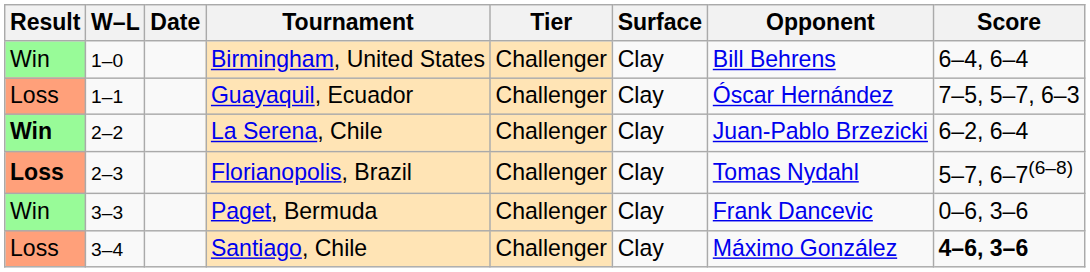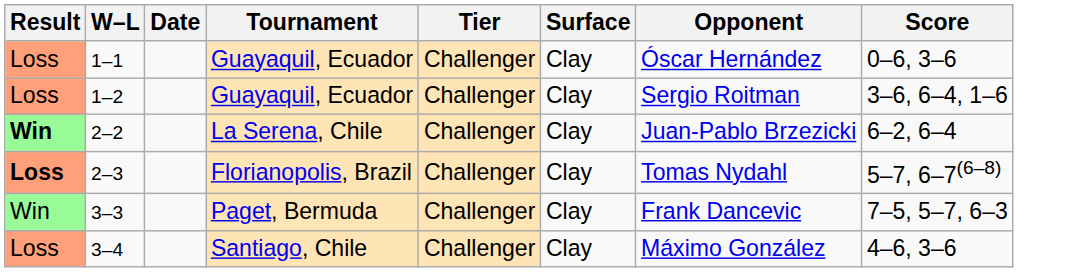- row: (107, 60)
(1009, 95) 7–5, 5–7, 6–3 -> (912, 59) 0–6, 3–6
+ row: (107, 97)
(983, 211) 0–6, 3–6 -> (937, 211) 7–5, 5–7, 6–3
(983, 248) bold -> (912, 248) normal
